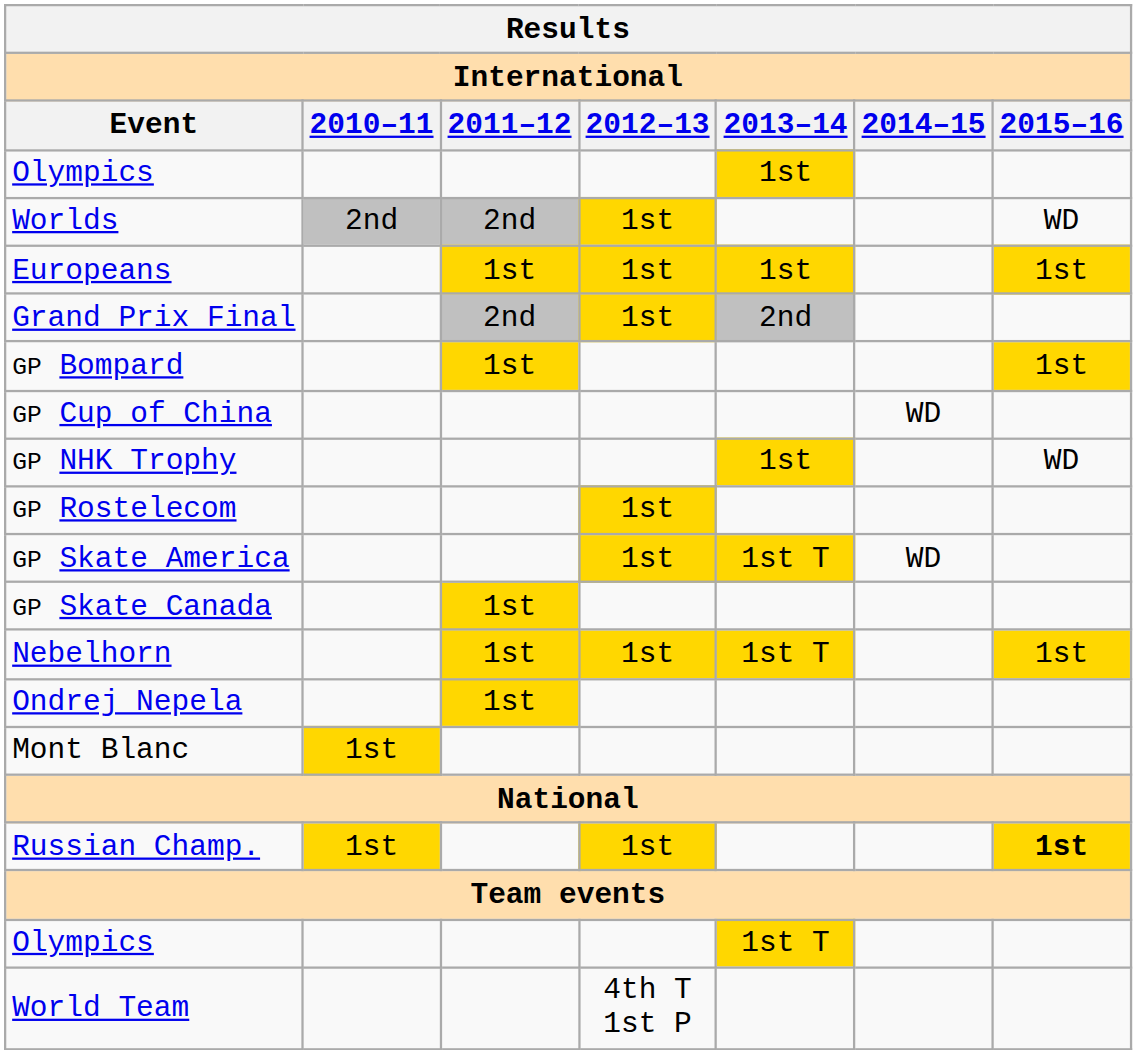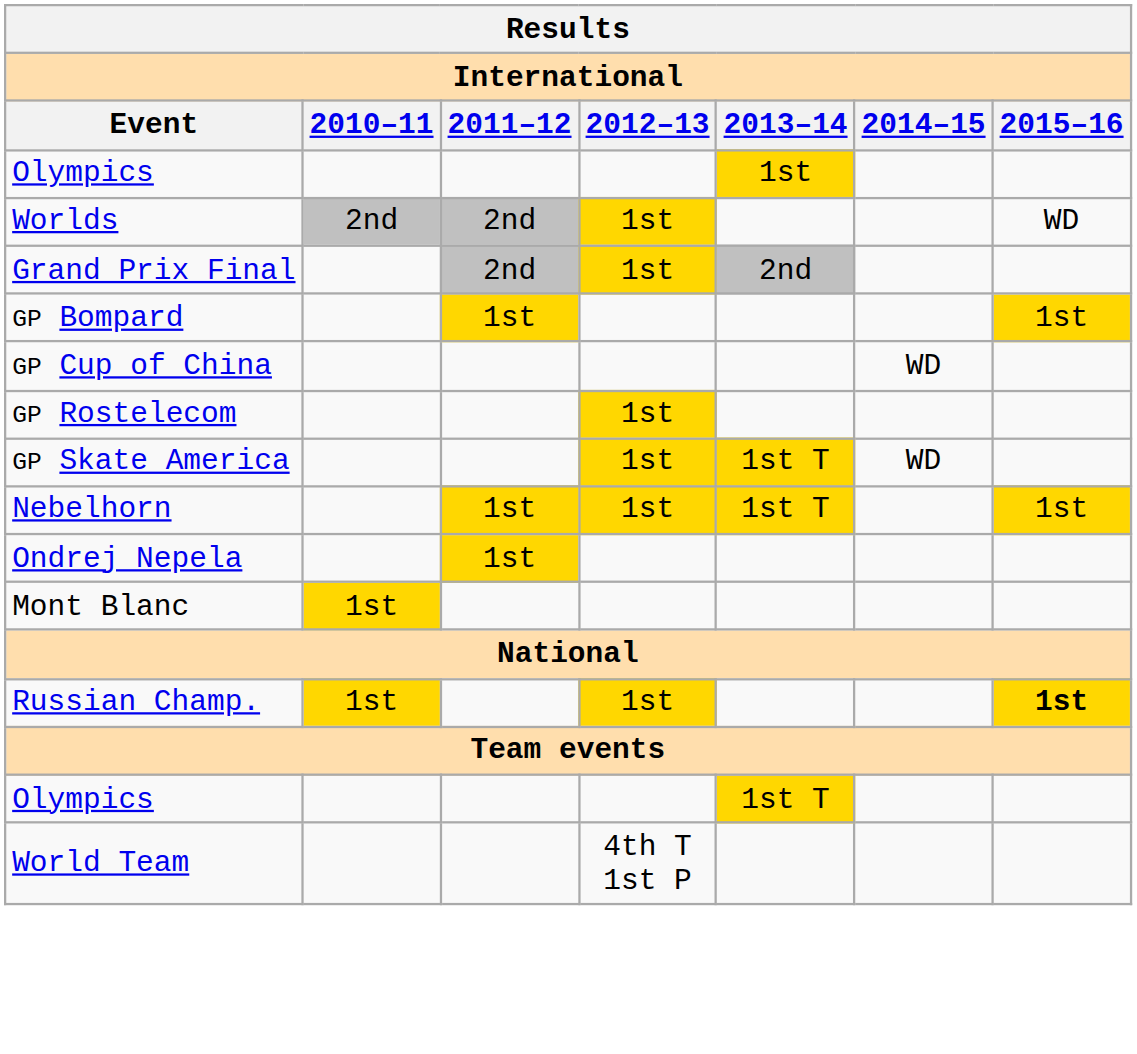- row: (92, 270)
- row: (124, 462)
- row: (142, 606)
